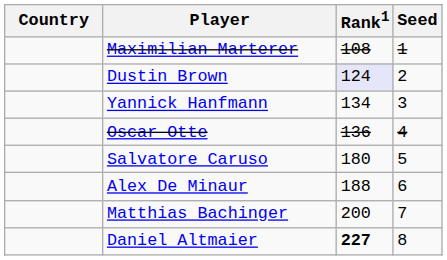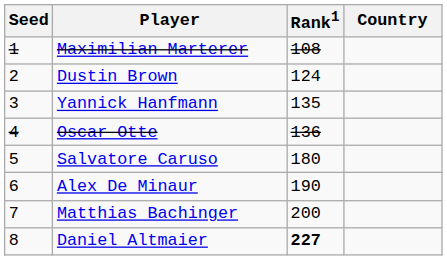columns swapped: (54, 20) <-> (417, 20)
(356, 77) lavender background -> (306, 77) no background
(356, 105) 134 -> (306, 105) 135
(356, 187) 188 -> (306, 187) 190
